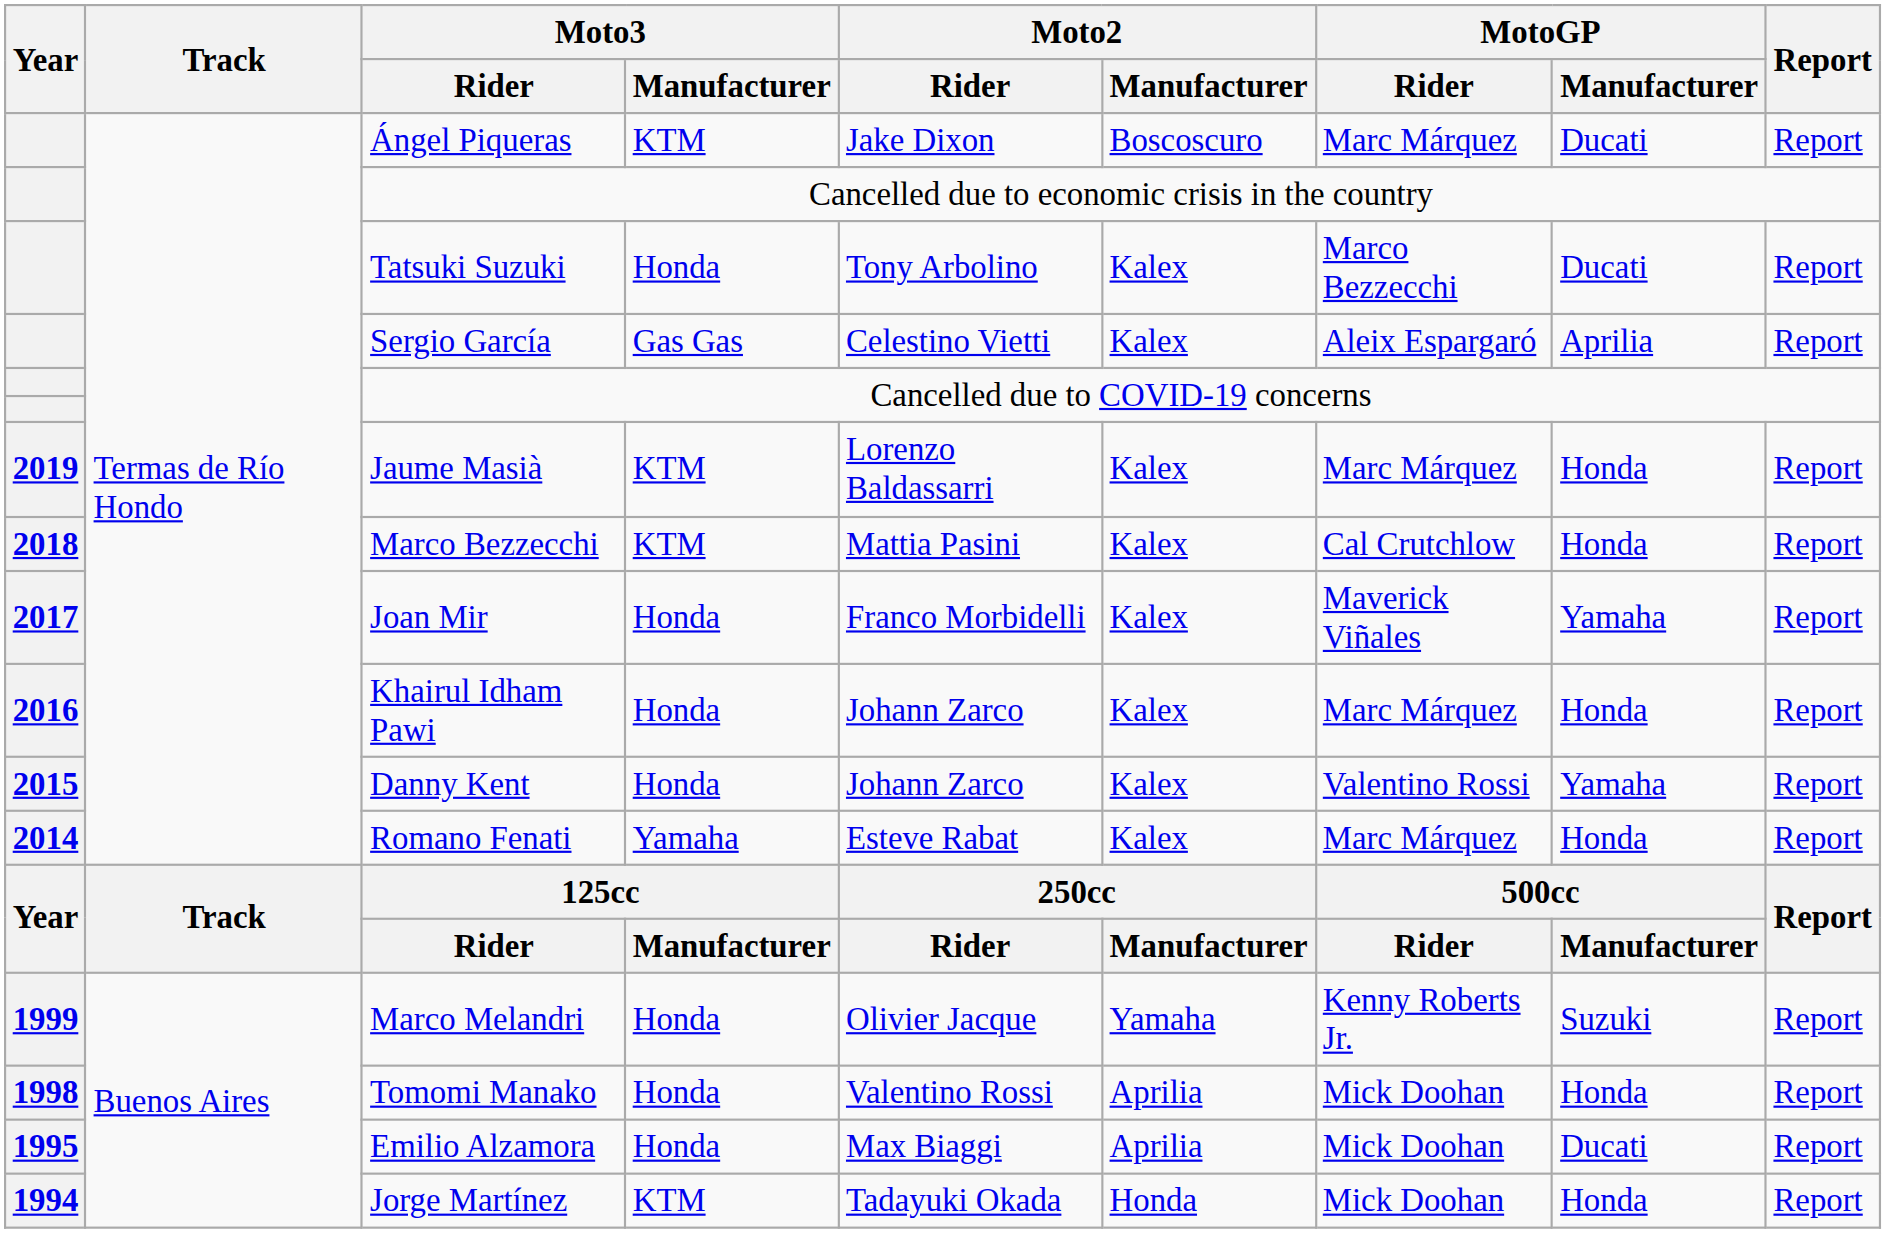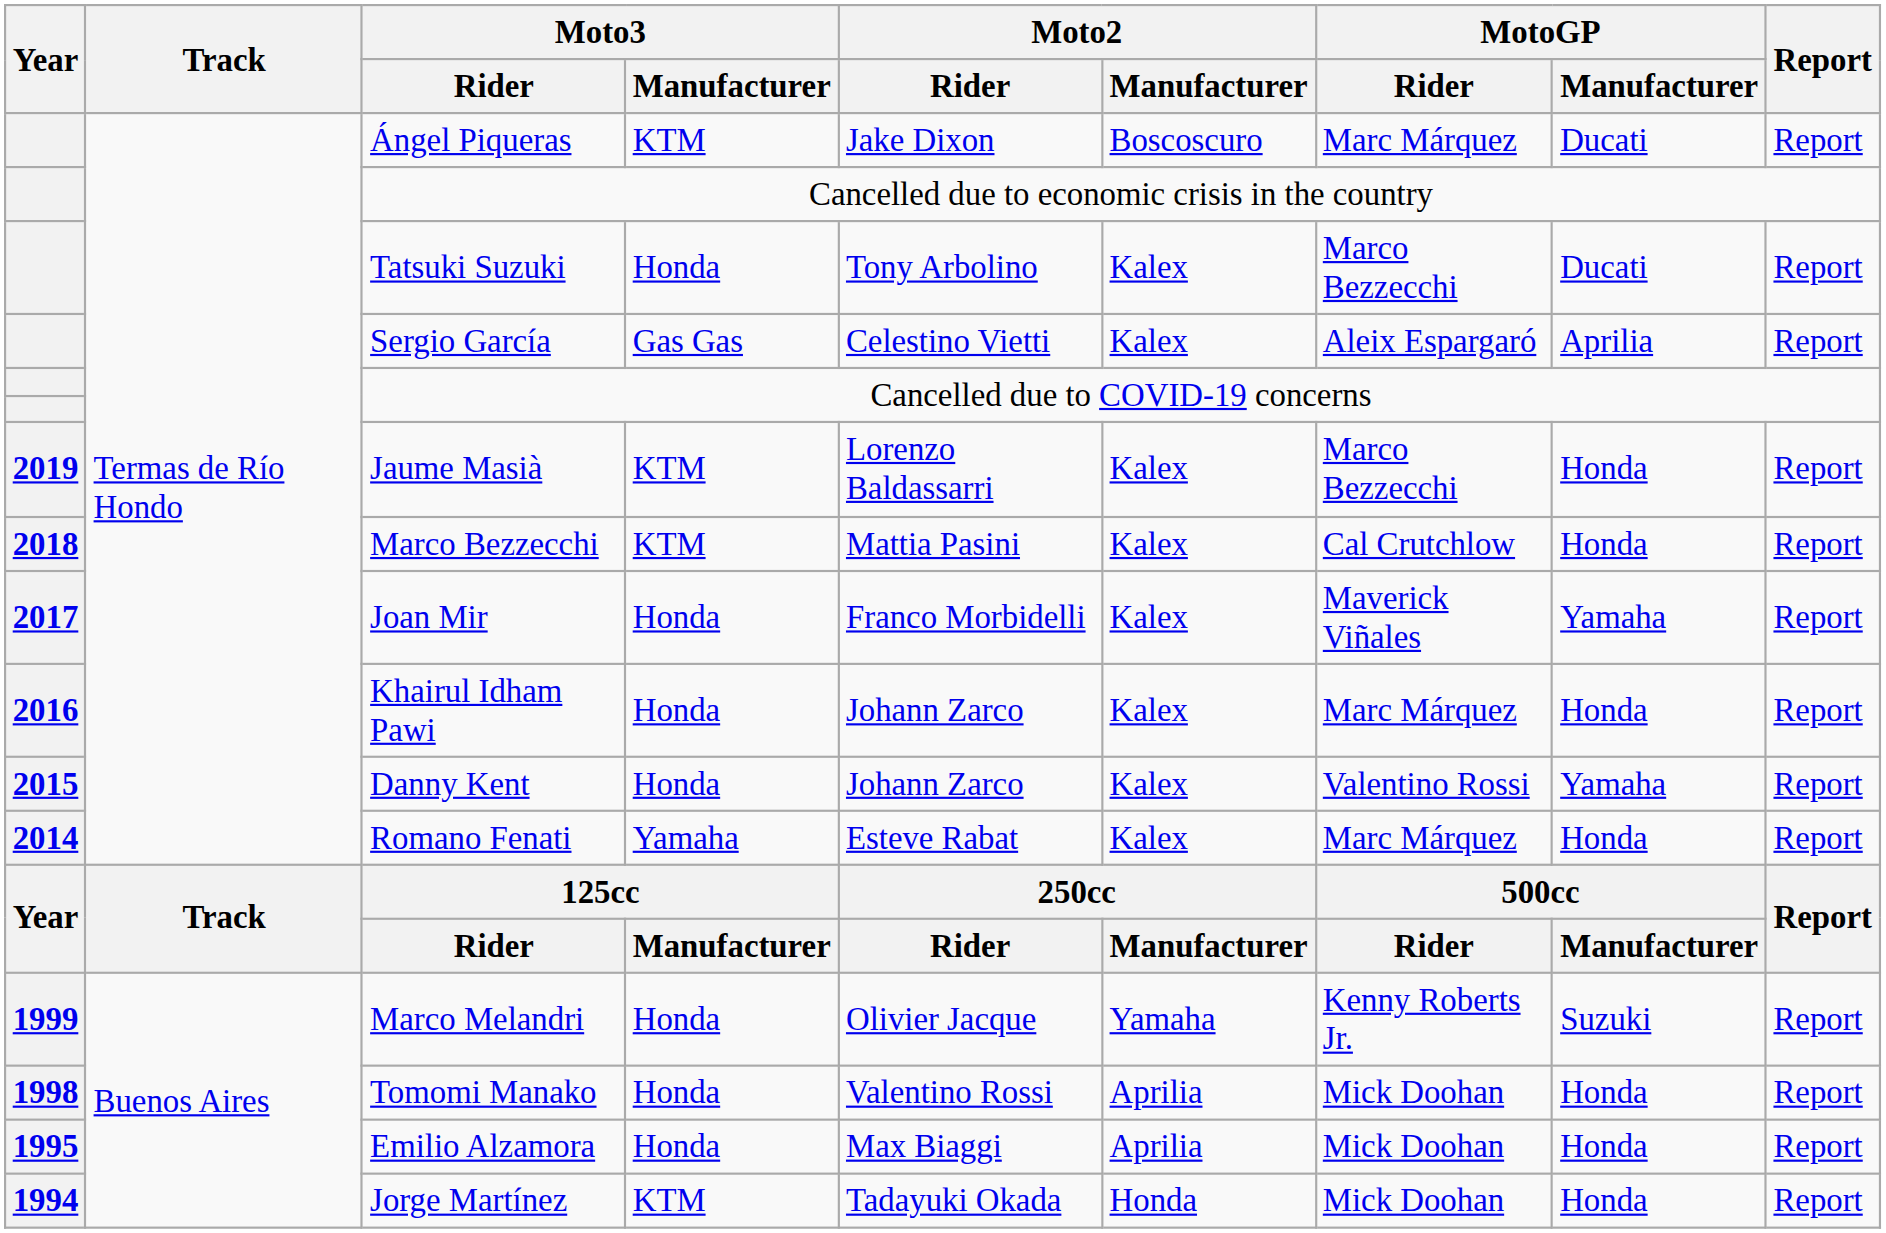(1420, 469) Marc Márquez -> (1390, 469) Marco Bezzecchi
(1604, 1146) Ducati -> (1604, 1146) Honda
